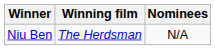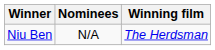columns swapped: (100, 14) <-> (178, 14)
